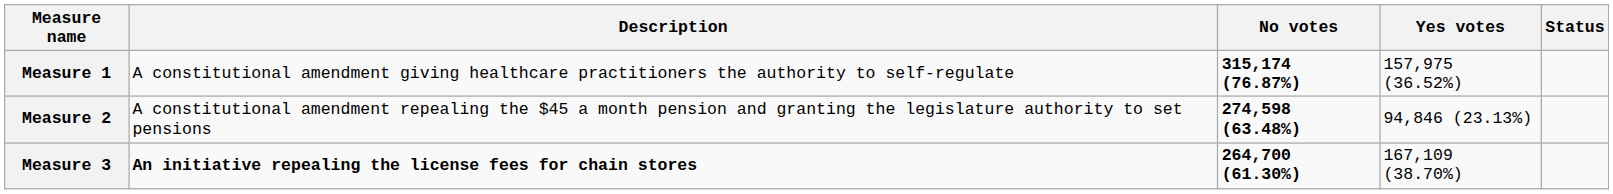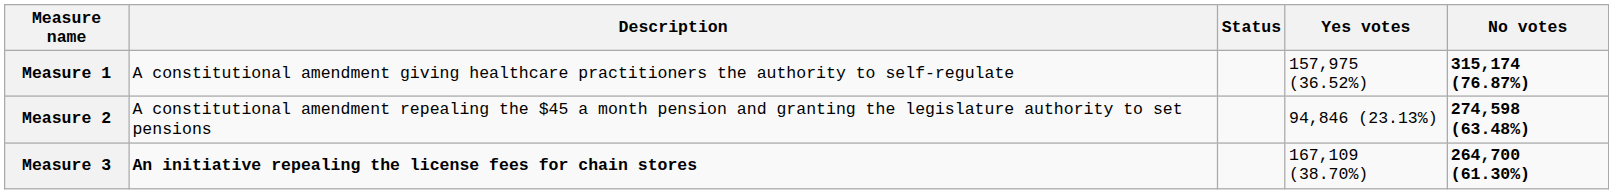columns swapped: (1575, 28) <-> (1299, 28)
